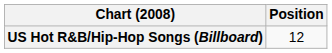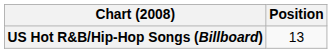(296, 37) 12 -> (296, 37) 13
